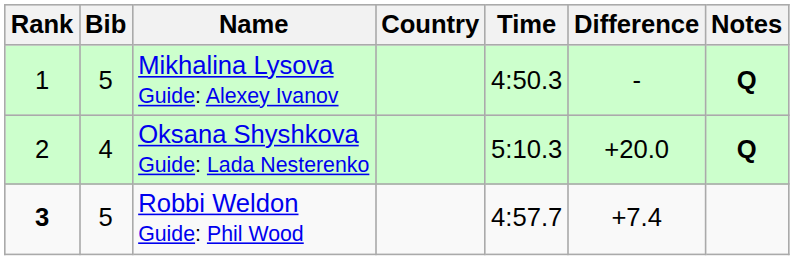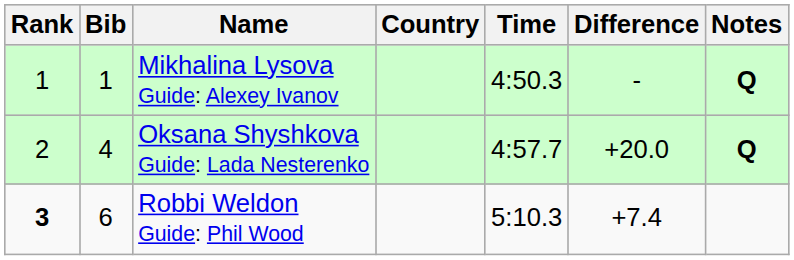(106, 79) 5 -> (106, 79) 1
(527, 149) 5:10.3 -> (527, 149) 4:57.7
(106, 218) 5 -> (106, 218) 6
(527, 218) 4:57.7 -> (527, 218) 5:10.3
